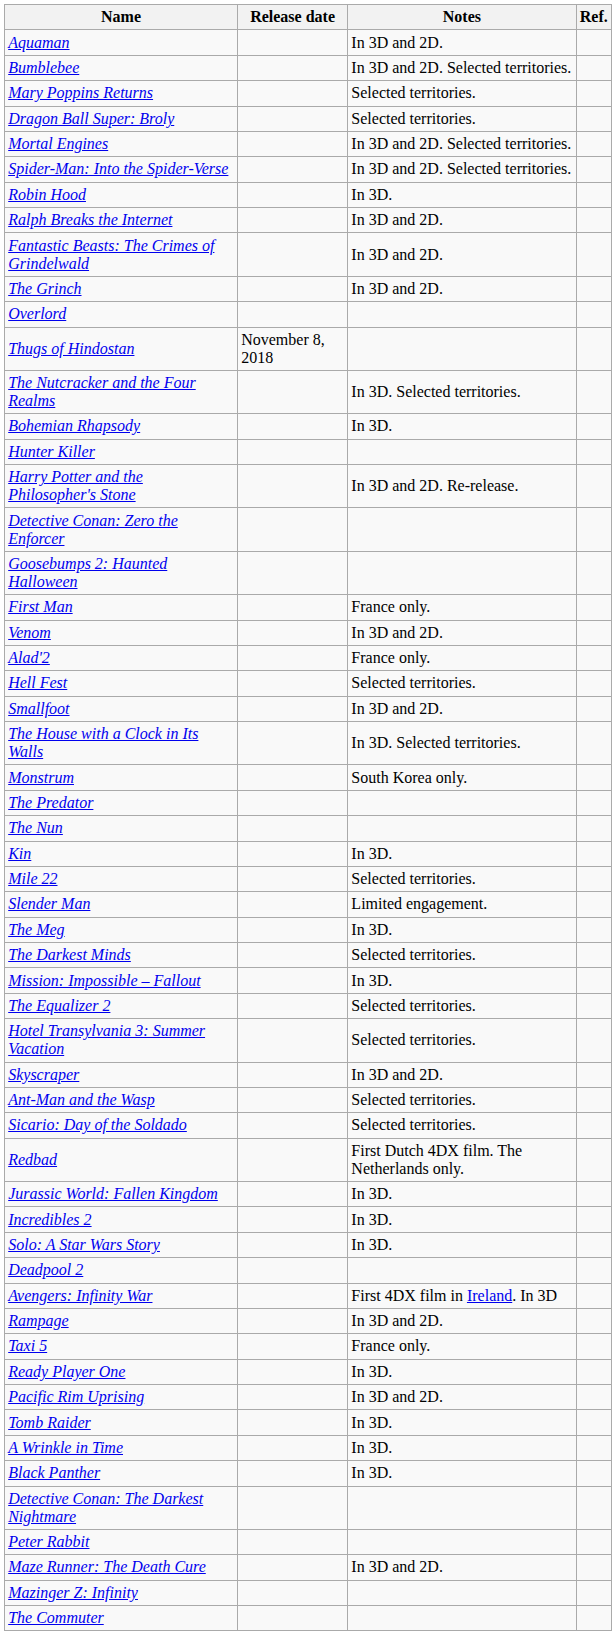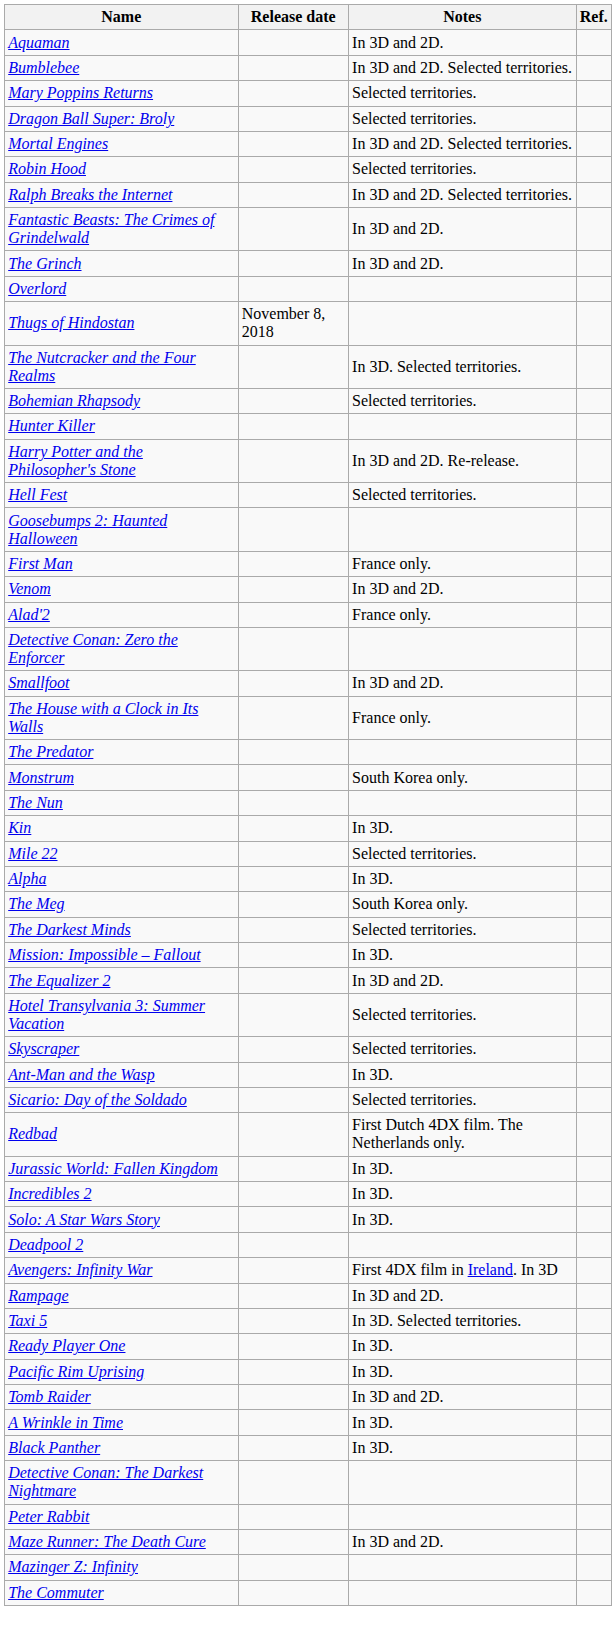- row: (118, 169)
(372, 194) In 3D. -> (414, 169) Selected territories.
(397, 220) In 3D and 2D. -> (462, 194) In 3D and 2D. Selected territories.
(372, 426) In 3D. -> (414, 401) Selected territories.
rows swapped: (93, 529) <-> (38, 683)
(436, 743) In 3D. Selected territories. -> (392, 717) France only.
rows swapped: (51, 802) <-> (41, 777)
+ row: (27, 879)
- row: (49, 904)
(372, 929) In 3D. -> (410, 904) South Korea only.
(414, 1005) Selected territories. -> (398, 980) In 3D and 2D.
(397, 1074) In 3D and 2D. -> (414, 1049) Selected territories.
(414, 1100) Selected territories. -> (373, 1074) In 3D.
(391, 1346) France only. -> (437, 1321) In 3D. Selected territories.
(397, 1397) In 3D and 2D. -> (373, 1371) In 3D.
(372, 1422) In 3D. -> (398, 1397) In 3D and 2D.
